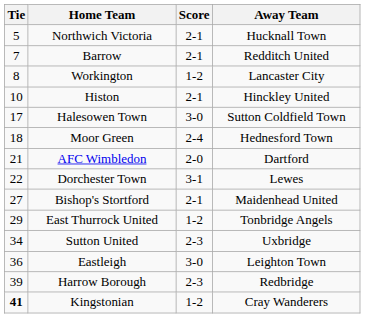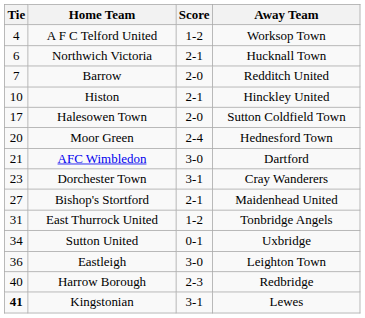+ row: (102, 35)
(16, 35) 5 -> (16, 55) 6
(194, 55) 2-1 -> (194, 76) 2-0
- row: (102, 76)
(194, 117) 3-0 -> (194, 117) 2-0
(16, 138) 18 -> (16, 138) 20
(194, 158) 2-0 -> (194, 158) 3-0
(16, 179) 22 -> (16, 179) 23
(286, 179) Lewes -> (286, 179) Cray Wanderers
(16, 220) 29 -> (16, 220) 31
(194, 240) 2-3 -> (194, 240) 0-1
(16, 281) 39 -> (16, 281) 40
(194, 302) 1-2 -> (194, 302) 3-1
(286, 302) Cray Wanderers -> (286, 302) Lewes
